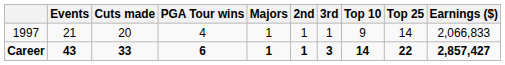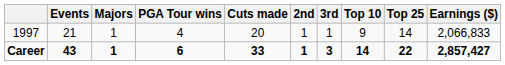columns swapped: (125, 14) <-> (269, 14)
